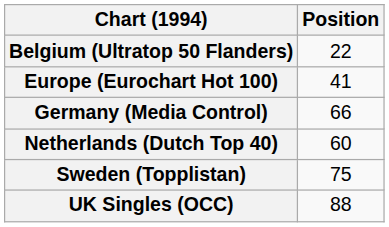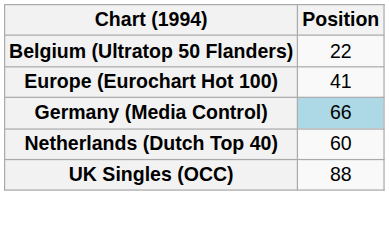(341, 112) no background -> (341, 112) lightblue background
- row: (151, 174)
